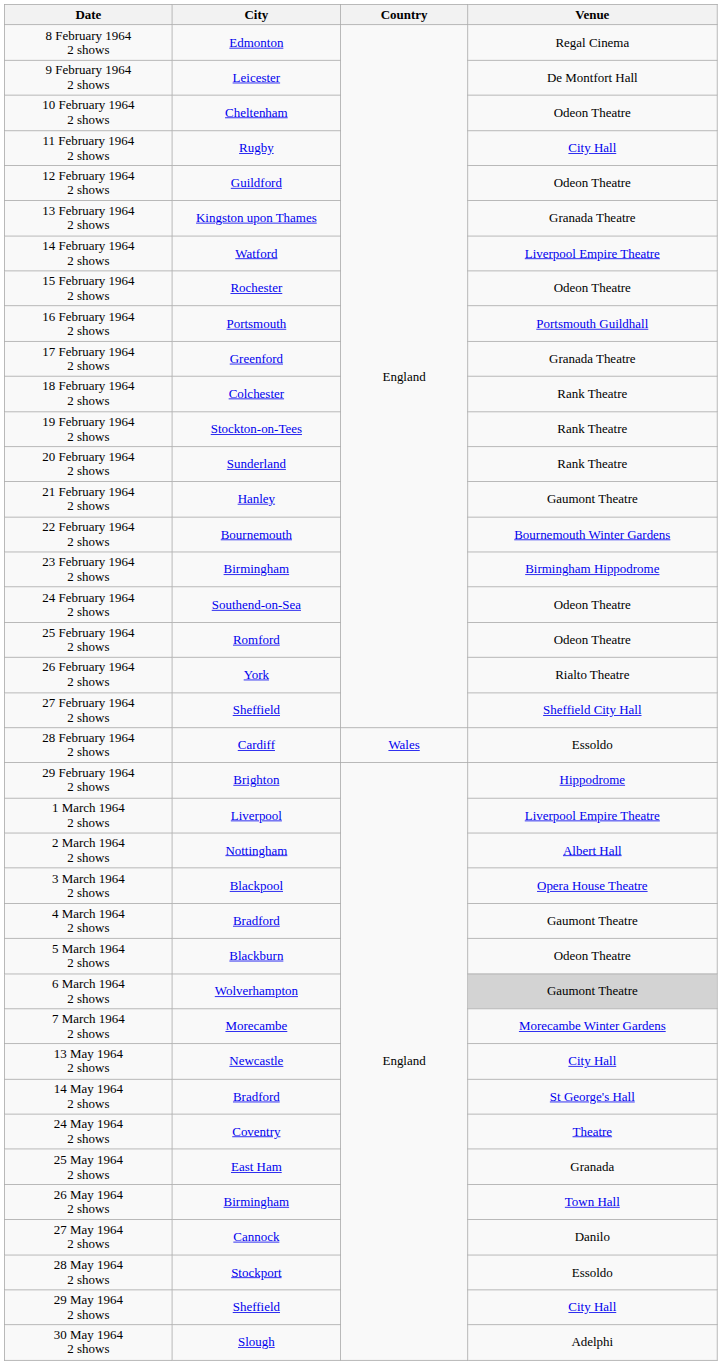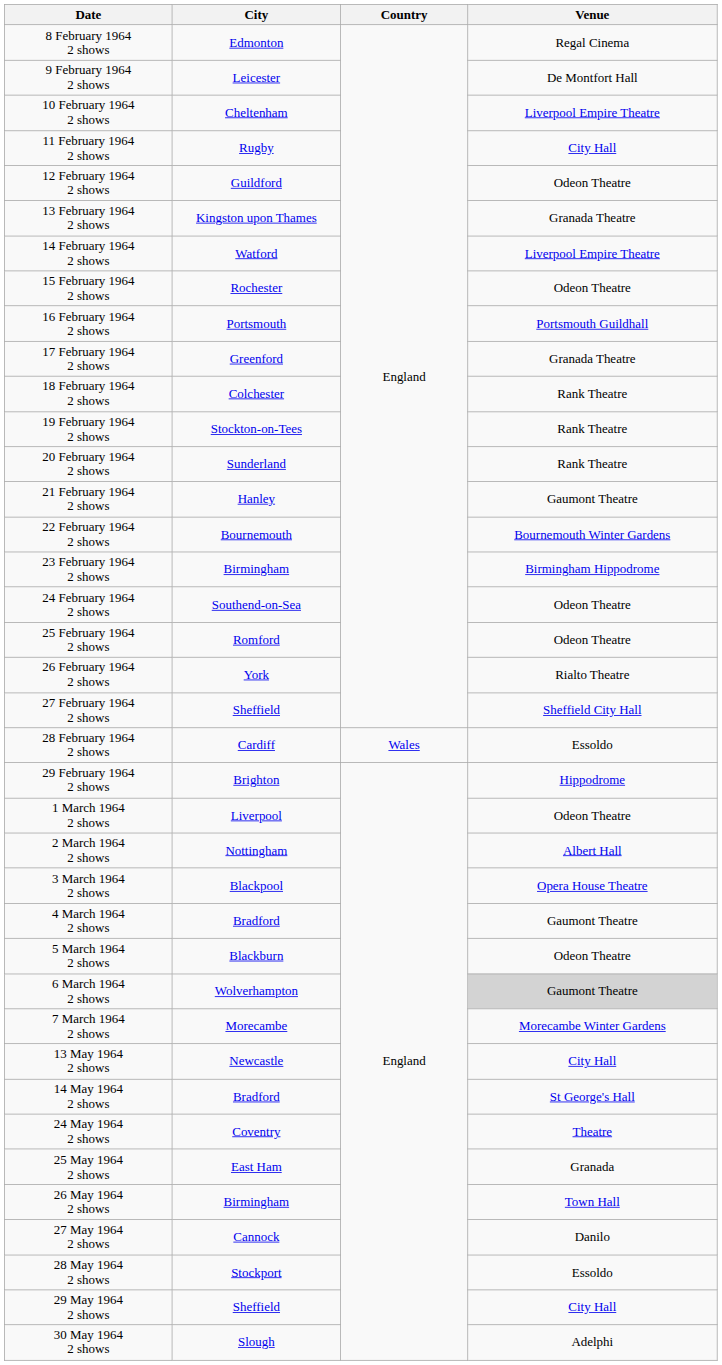(592, 112) Odeon Theatre -> (592, 112) Liverpool Empire Theatre
(592, 815) Liverpool Empire Theatre -> (592, 815) Odeon Theatre
